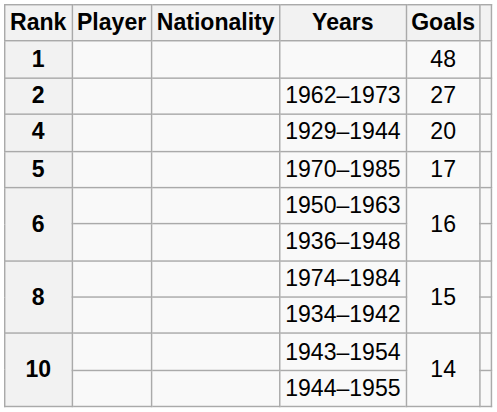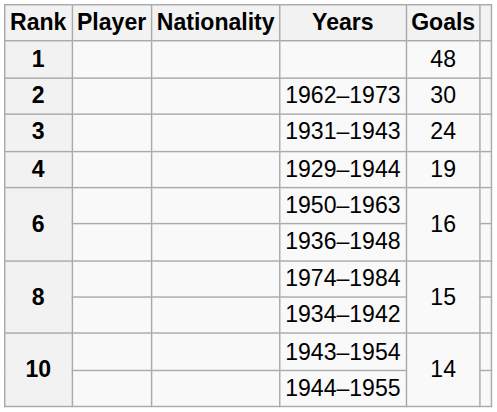(443, 95) 27 -> (443, 95) 30
+ row: (343, 132)
(443, 132) 20 -> (443, 168) 19
- row: (343, 168)
